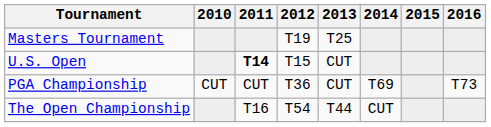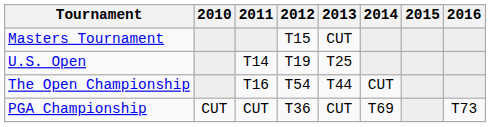(298, 40) T19 -> (298, 40) T15
(339, 40) T25 -> (339, 40) CUT
(256, 63) bold -> (256, 63) normal
(298, 63) T15 -> (298, 63) T19
(339, 63) CUT -> (339, 63) T25
rows swapped: (99, 110) <-> (77, 87)
